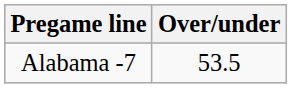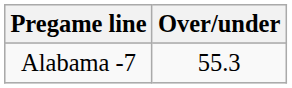(219, 62) 53.5 -> (219, 62) 55.3
